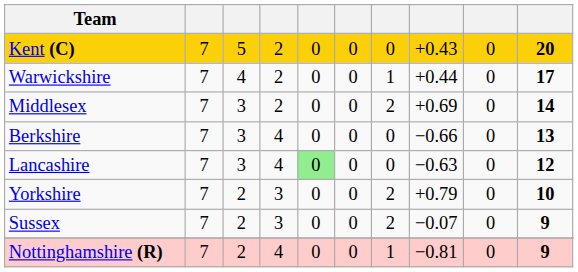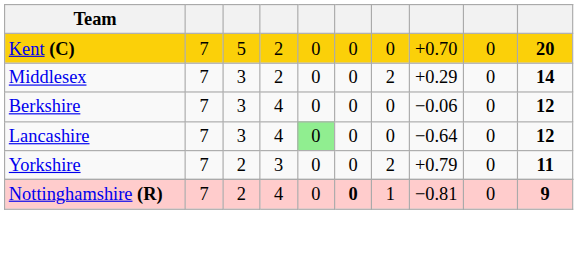(436, 48) +0.43 -> (436, 48) +0.70
- row: (60, 77)
(436, 106) +0.69 -> (436, 77) +0.29
(436, 135) −0.66 -> (436, 106) −0.06
(545, 135) 13 -> (545, 106) 12
(436, 164) −0.63 -> (436, 135) −0.64
(545, 194) 10 -> (545, 164) 11
- row: (34, 223)
(353, 252) normal -> (353, 194) bold
